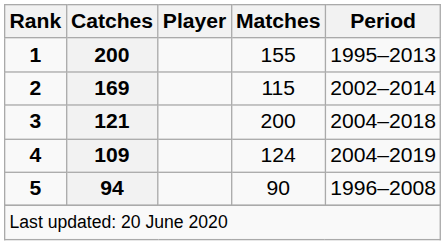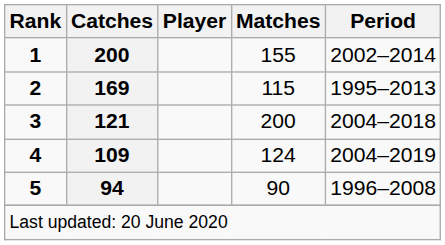(383, 54) 1995–2013 -> (383, 54) 2002–2014
(383, 88) 2002–2014 -> (383, 88) 1995–2013
